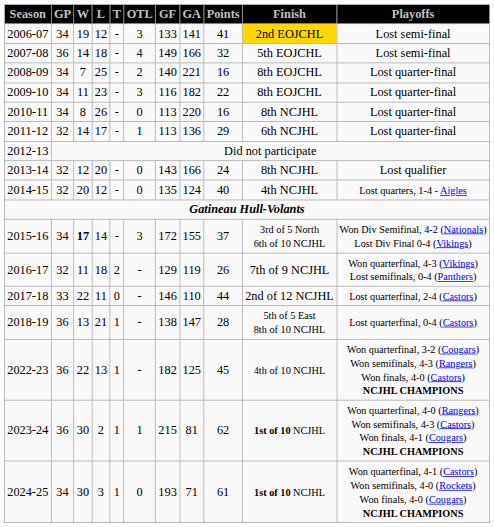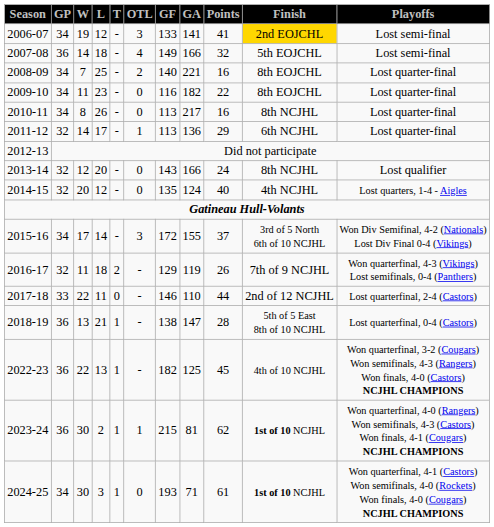(140, 92) 3 -> (140, 92) 0
(192, 111) 220 -> (192, 111) 217
(83, 236) bold -> (83, 236) normal
